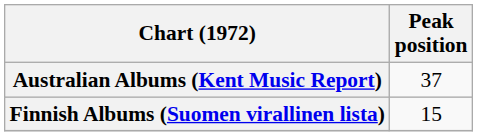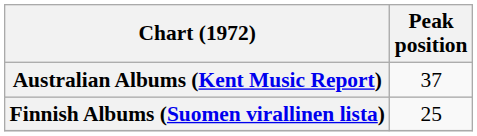(431, 113) 15 -> (431, 113) 25
